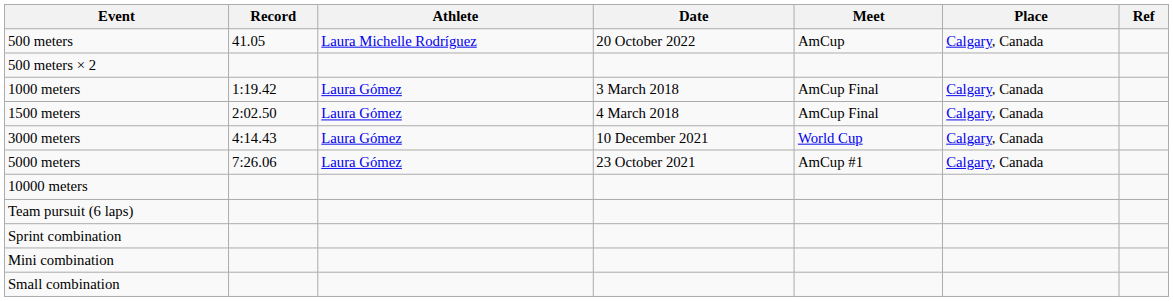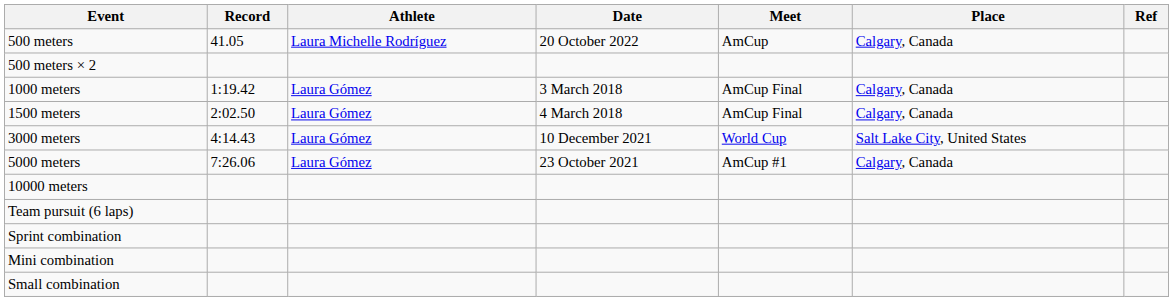(995, 138) Calgary, Canada -> (941, 138) Salt Lake City, United States
